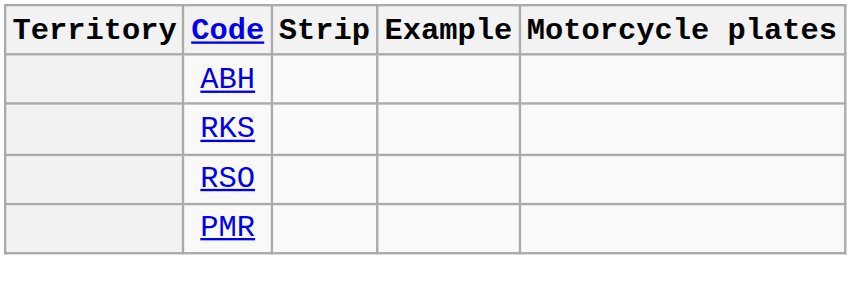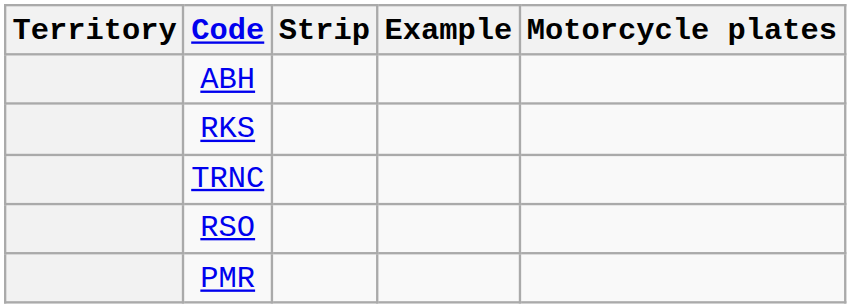+ row: (228, 179)
